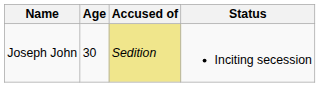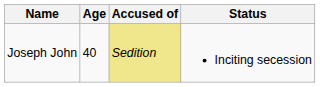(90, 53) 30 -> (90, 53) 40
